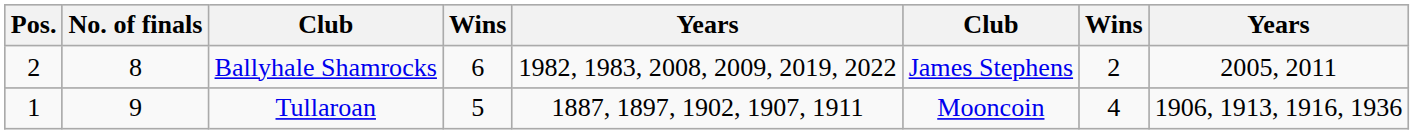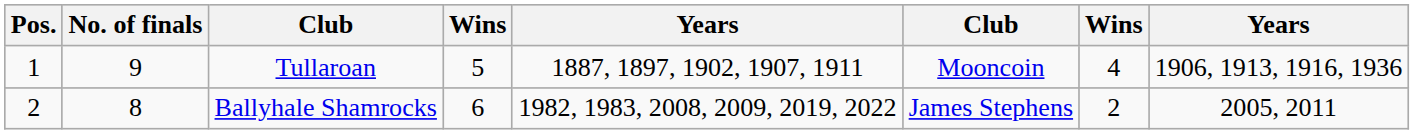rows swapped: (326, 107) <-> (326, 66)
